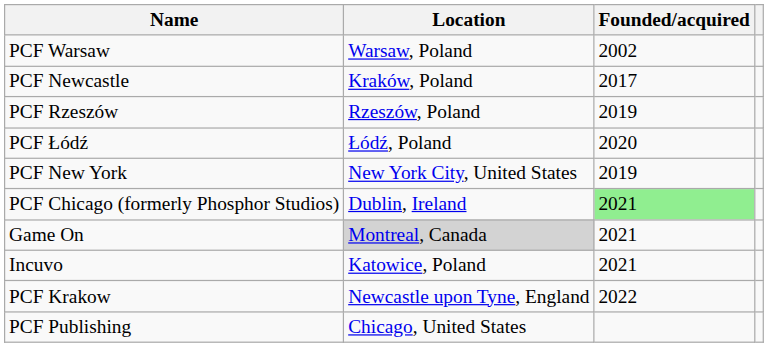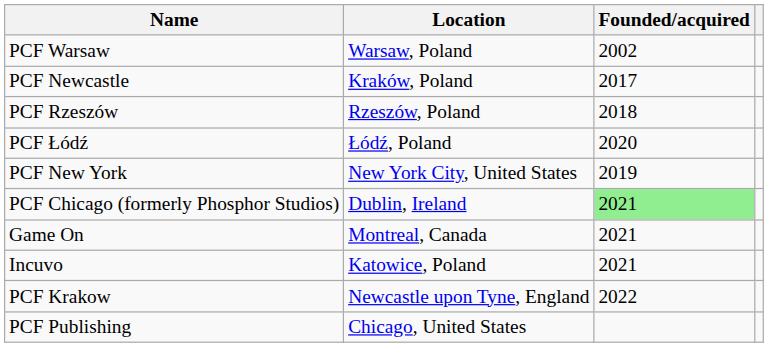(618, 111) 2019 -> (618, 111) 2018
(418, 234) lightgrey background -> (418, 234) no background
